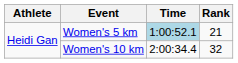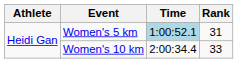(216, 32) 21 -> (216, 32) 31
(216, 50) 32 -> (216, 50) 33
